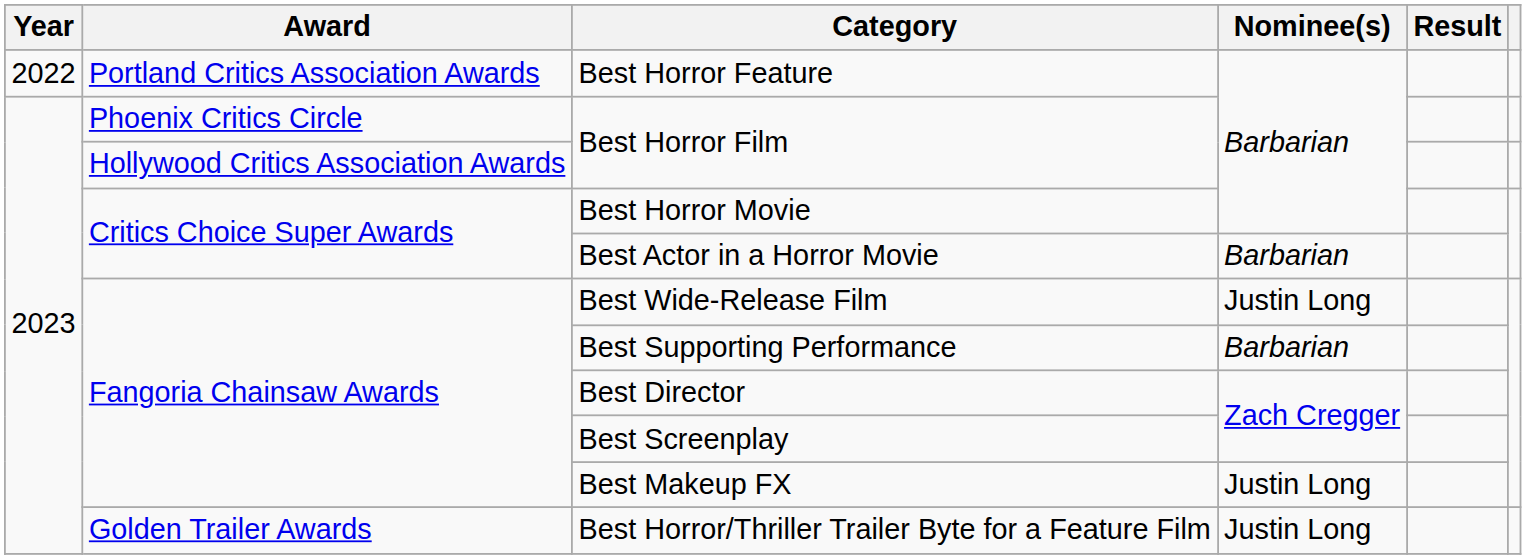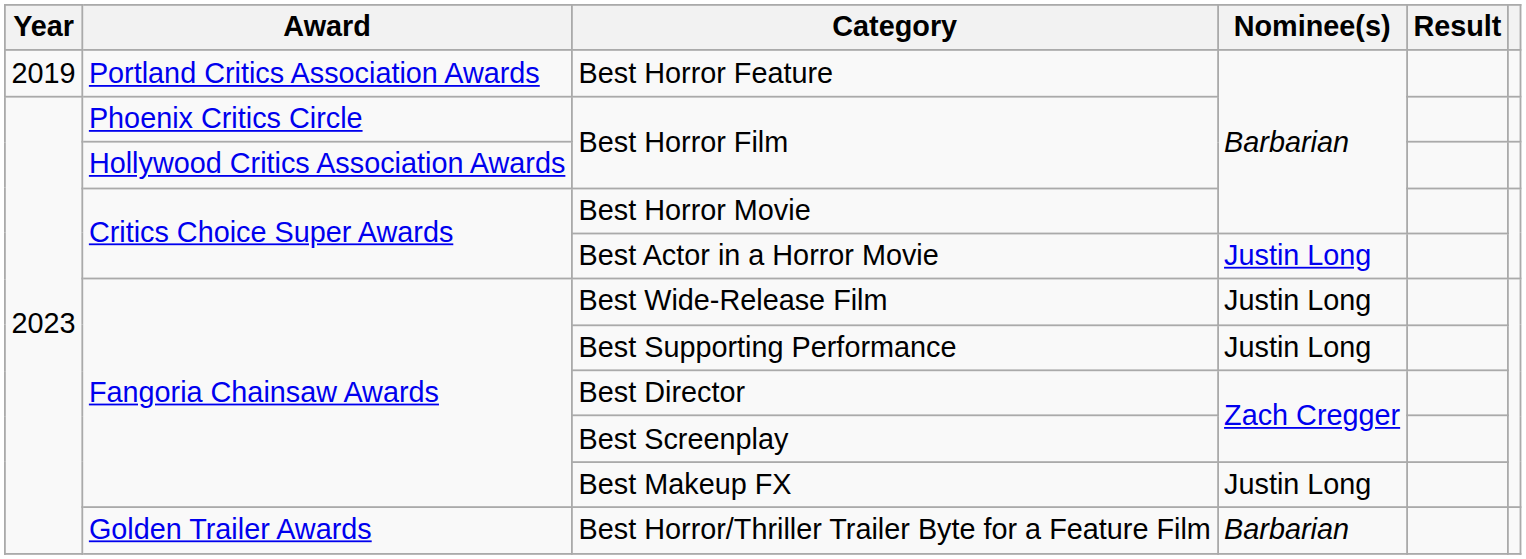(44, 73) 2022 -> (44, 73) 2019
(1286, 255) Barbarian -> (1298, 255) Justin Long
(1286, 347) Barbarian -> (1298, 347) Justin Long
(1298, 529) Justin Long -> (1286, 529) Barbarian
